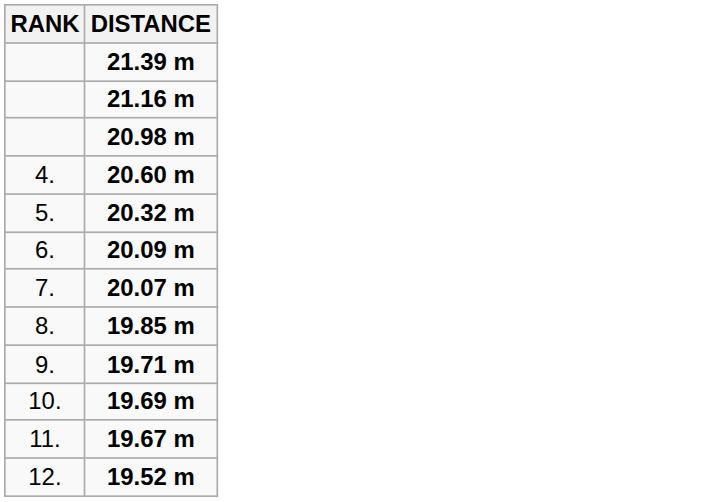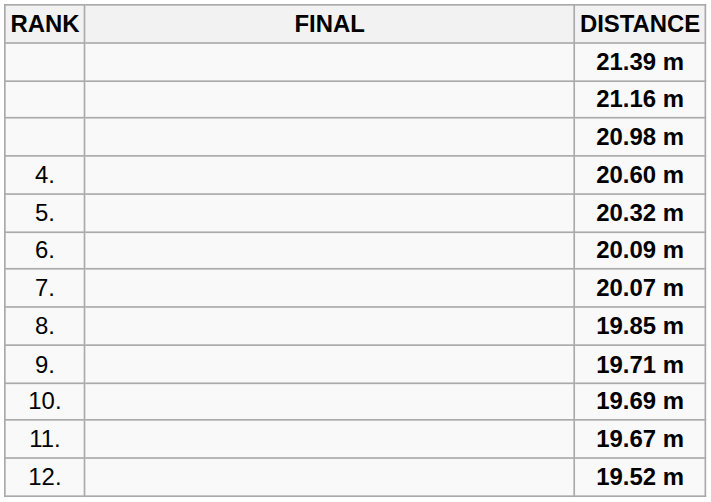+ column: (330, 24)
